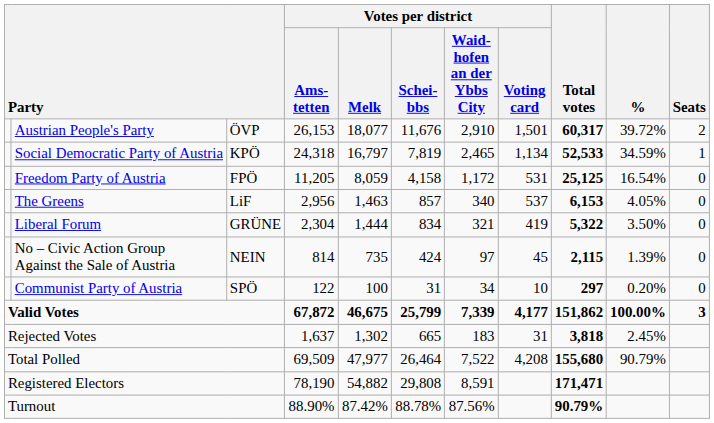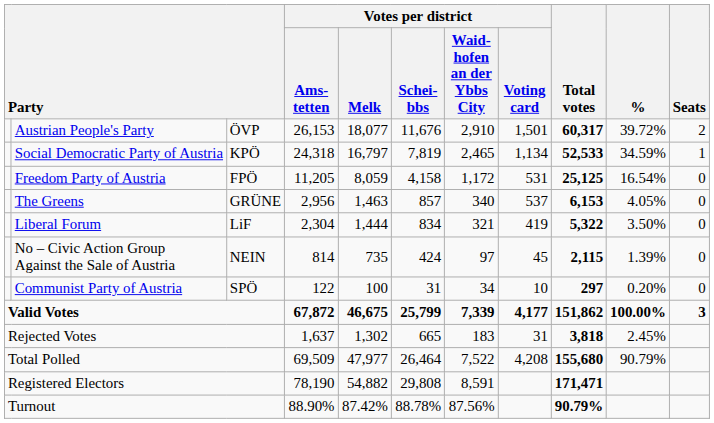(241, 201) LiF -> (255, 201) GRÜNE
(255, 224) GRÜNE -> (241, 224) LiF
